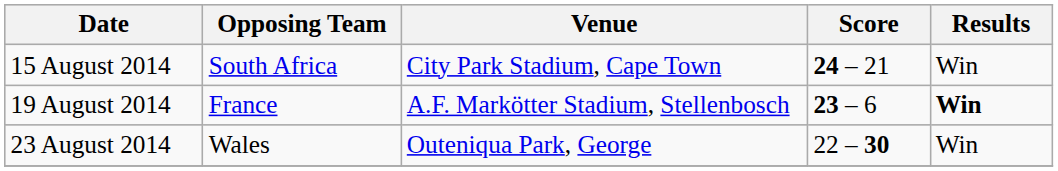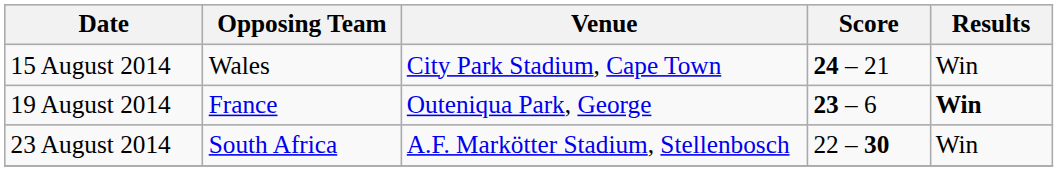(273, 64) South Africa -> (239, 64) Wales
(598, 104) A.F. Markötter Stadium, Stellenbosch -> (529, 104) Outeniqua Park, George
(239, 144) Wales -> (273, 144) South Africa
(529, 144) Outeniqua Park, George -> (598, 144) A.F. Markötter Stadium, Stellenbosch
